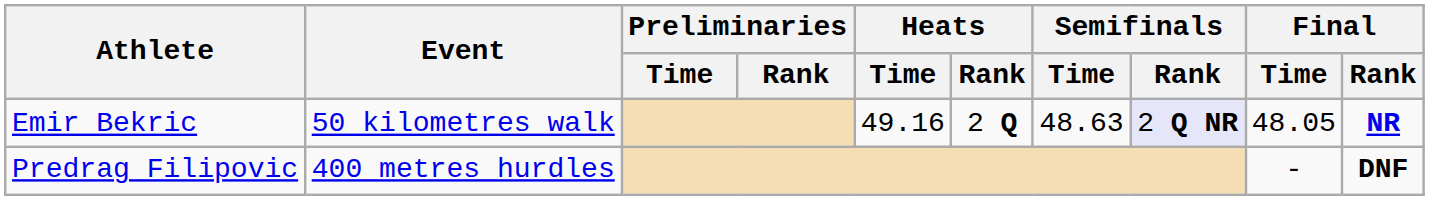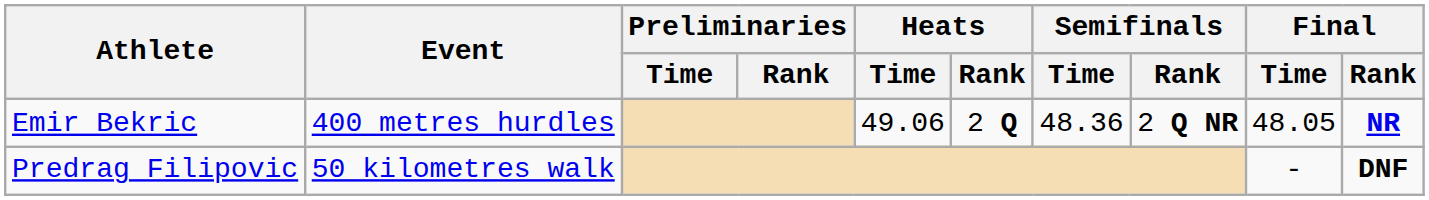(463, 123) 50 kilometres walk -> (463, 123) 400 metres hurdles
(903, 123) 49.16 -> (903, 123) 49.06
(1082, 123) 48.63 -> (1082, 123) 48.36
(1188, 123) lavender background -> (1188, 123) no background
(463, 170) 400 metres hurdles -> (463, 170) 50 kilometres walk
